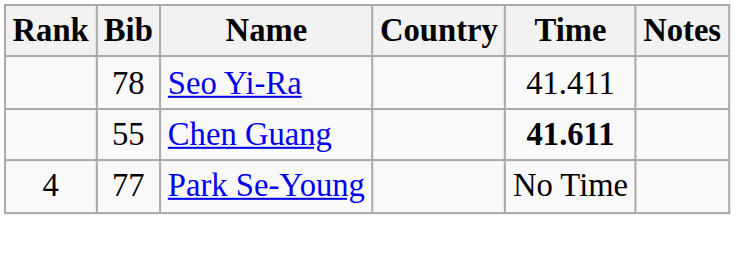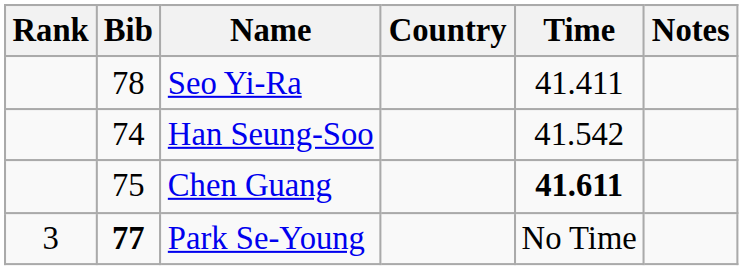+ row: (271, 133)
(128, 133) 55 -> (128, 185) 75
(51, 185) 4 -> (51, 237) 3
(128, 185) normal -> (128, 237) bold
